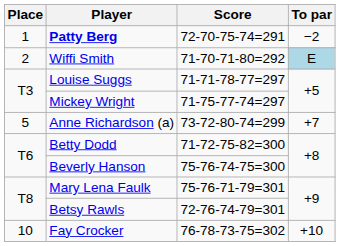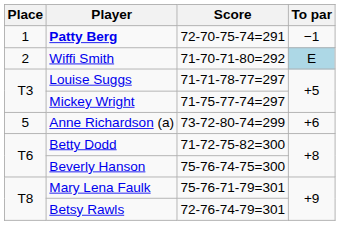(312, 36) −2 -> (312, 36) −1
(312, 123) +7 -> (312, 123) +6
- row: (86, 230)
